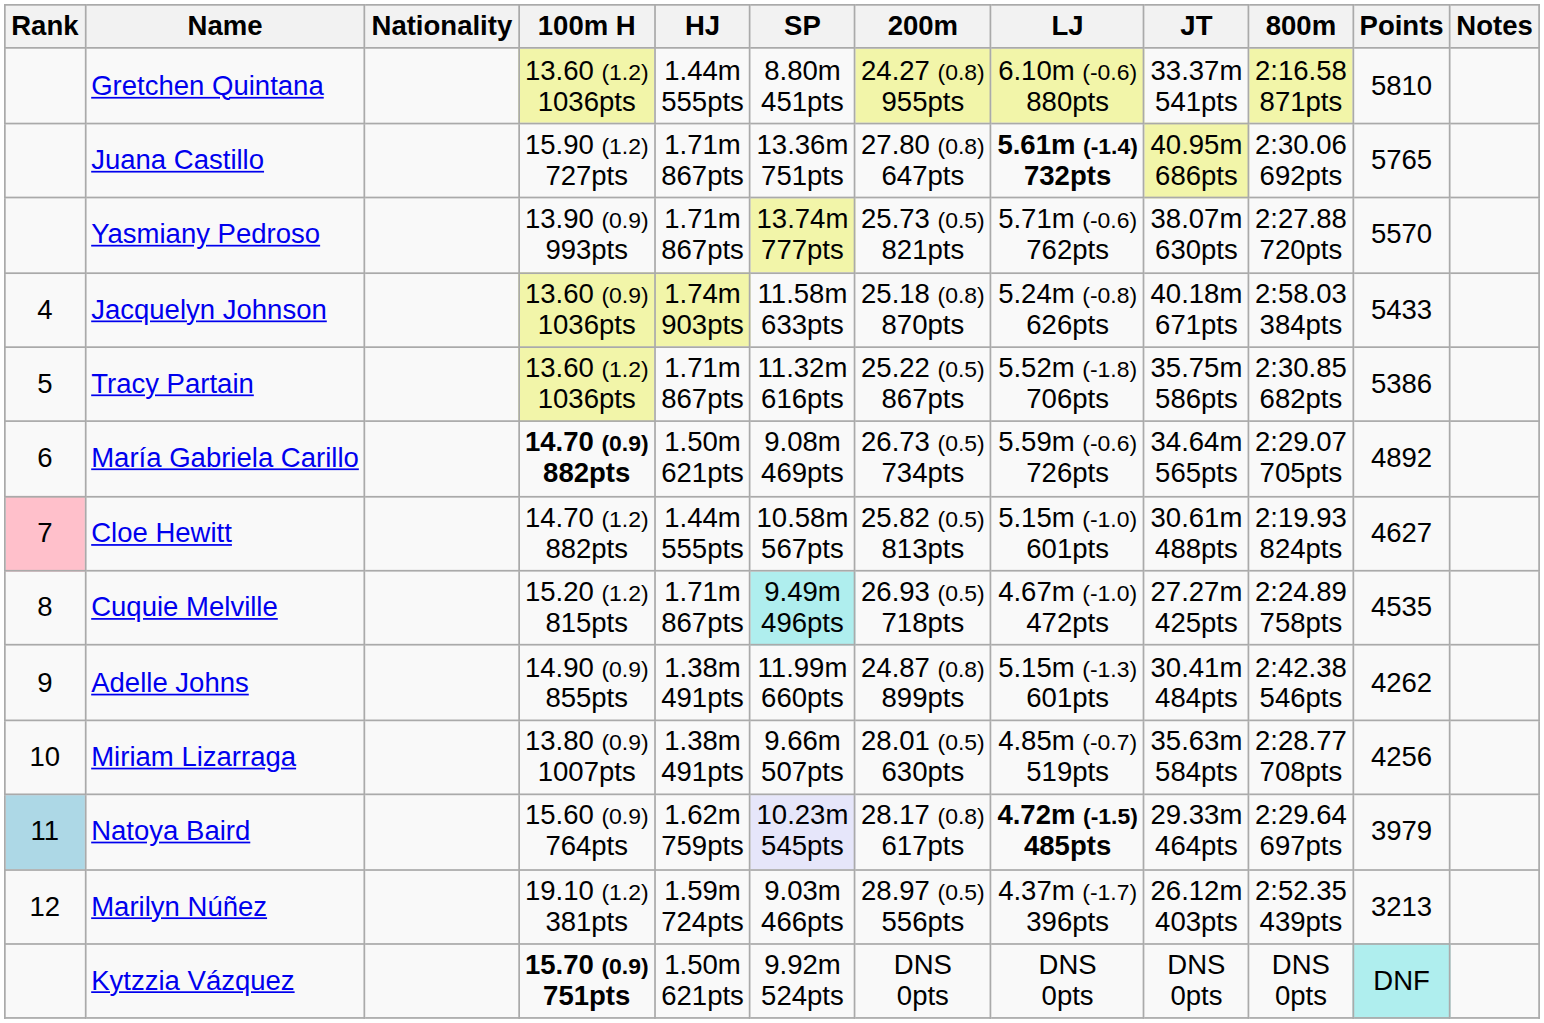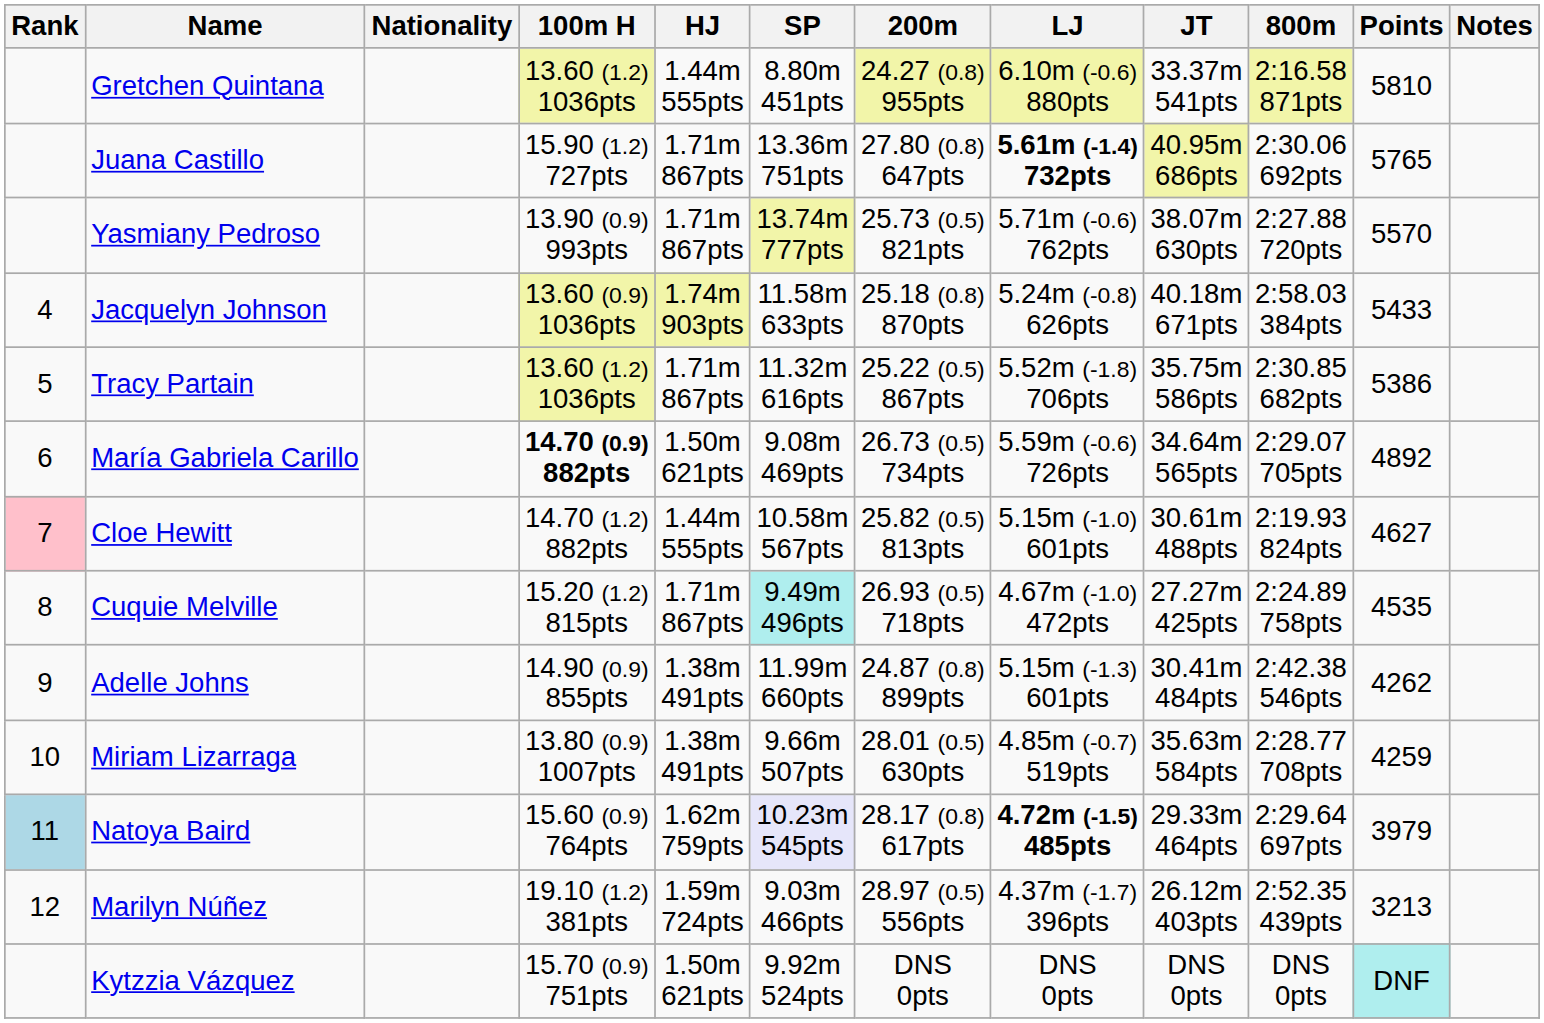(1402, 756) 4256 -> (1402, 756) 4259
(587, 980) bold -> (587, 980) normal
